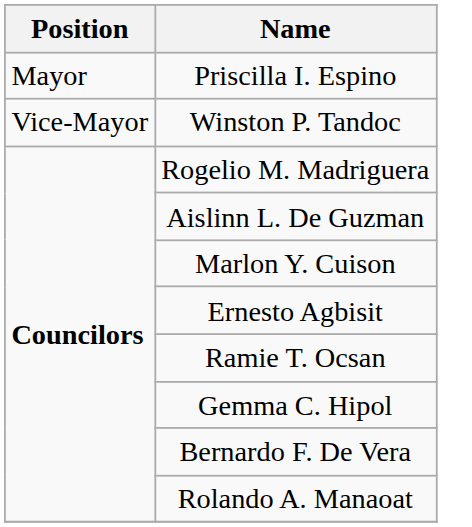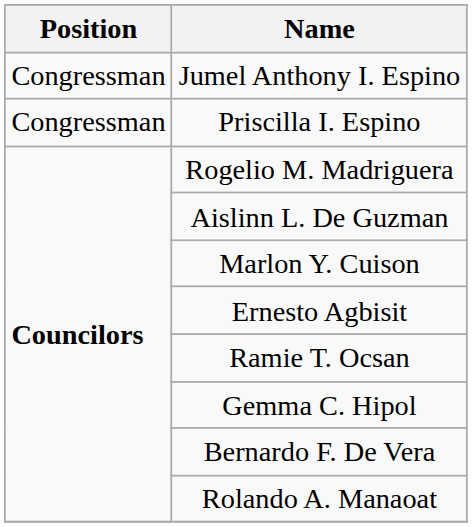+ row: (319, 75)
(49, 75) Mayor -> (89, 122) Congressman
- row: (295, 122)
